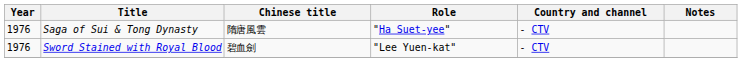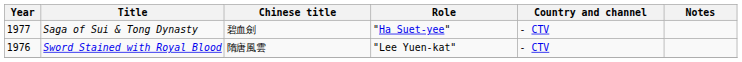(19, 30) 1976 -> (19, 30) 1977
(246, 29) 隋唐風雲 -> (241, 29) 碧血劍
(241, 48) 碧血劍 -> (246, 48) 隋唐風雲
